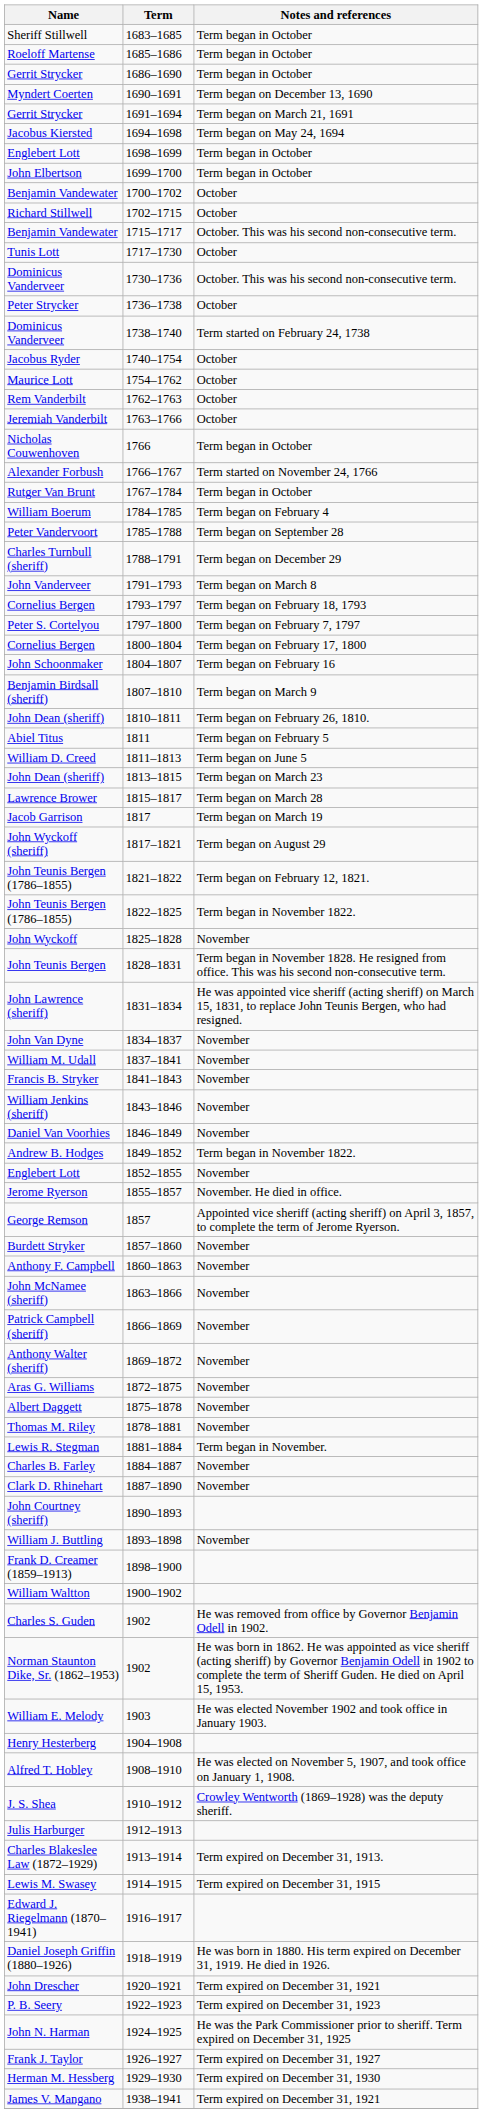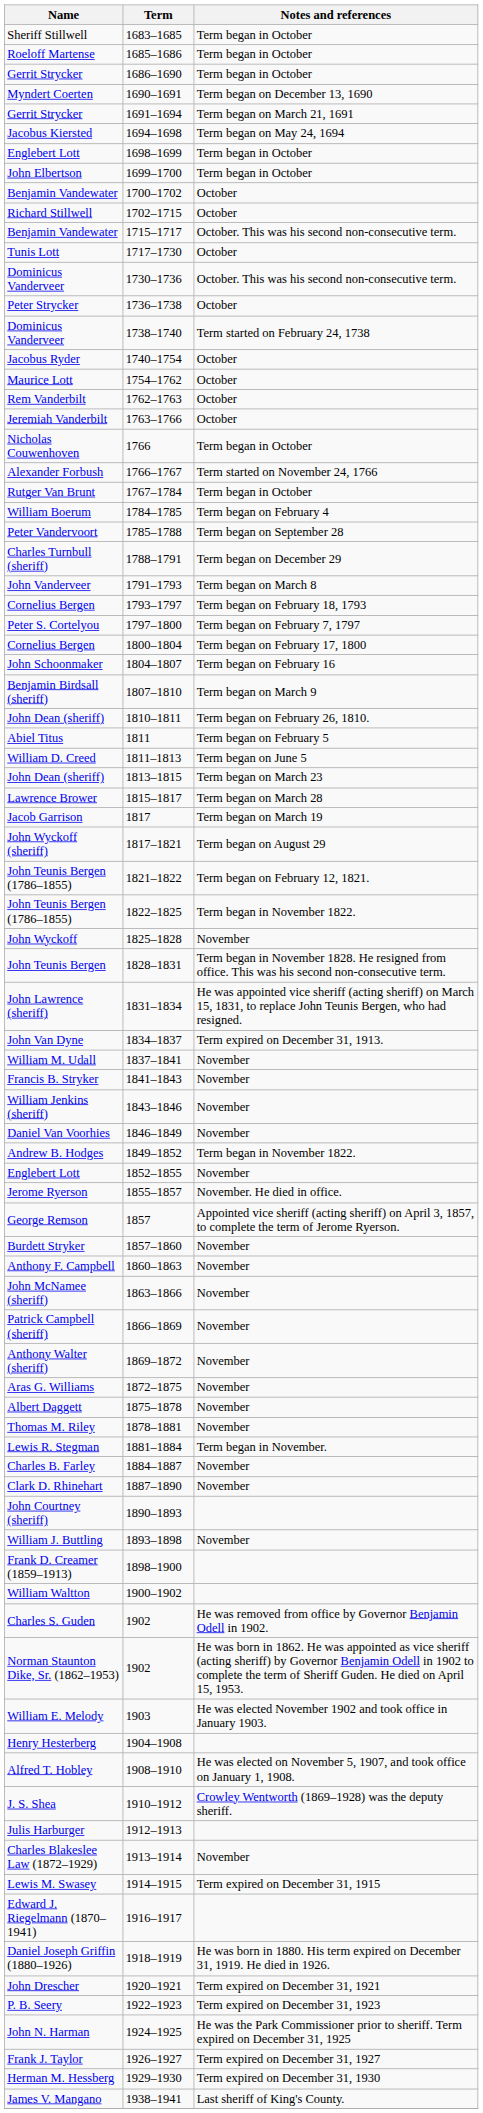(223, 1040) November -> (290, 1040) Term expired on December 31, 1913.
(290, 1857) Term expired on December 31, 1913. -> (223, 1857) November
(288, 2098) Term expired on December 31, 1921 -> (271, 2098) Last sheriff of King's County.
